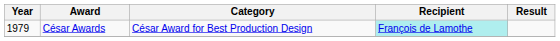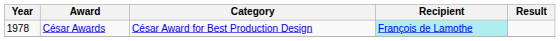(18, 28) 1979 -> (18, 28) 1978
